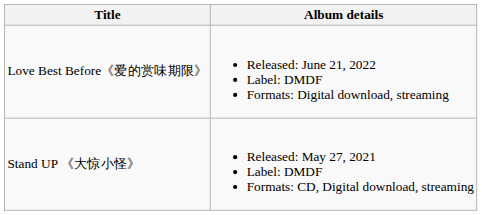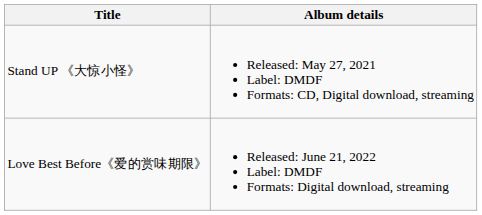rows swapped: (74, 163) <-> (107, 71)
